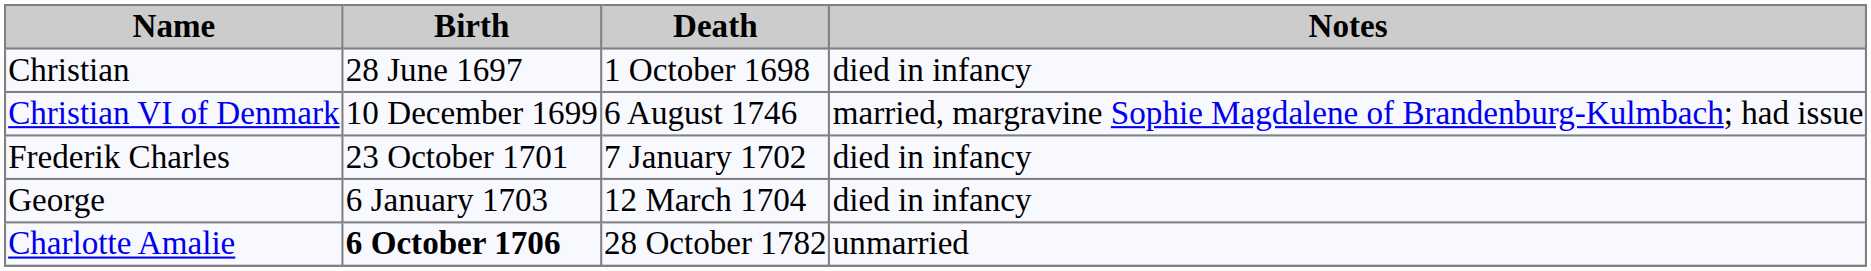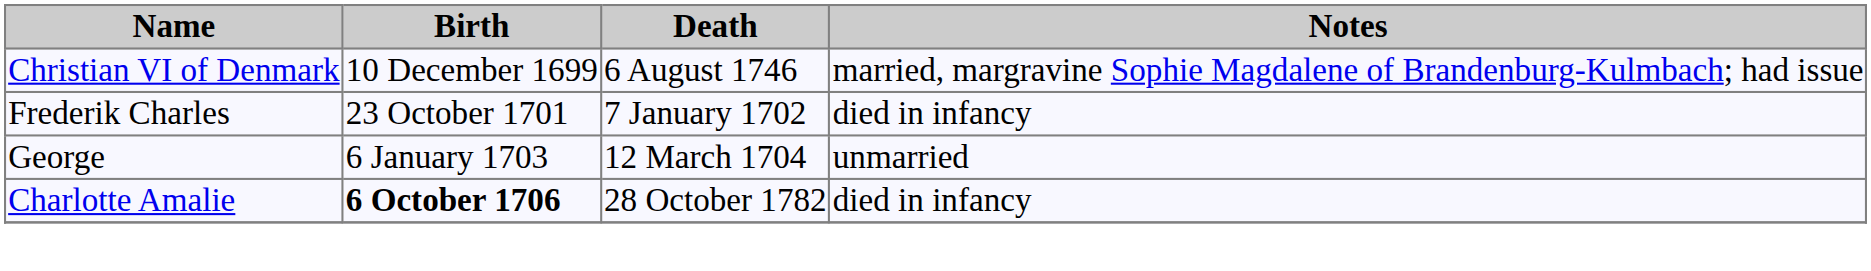- row: (69, 69)
(932, 200) died in infancy -> (901, 156) unmarried
(901, 243) unmarried -> (932, 200) died in infancy
